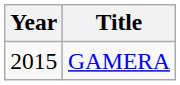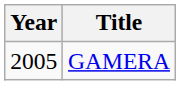(34, 60) 2015 -> (34, 60) 2005
